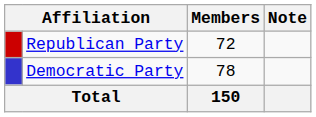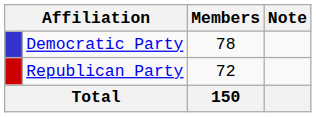rows swapped: (105, 71) <-> (105, 45)
